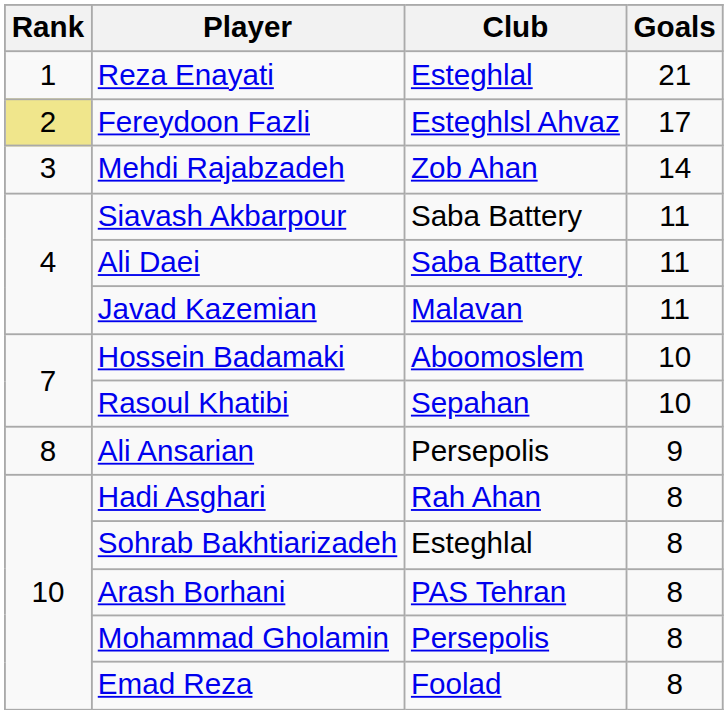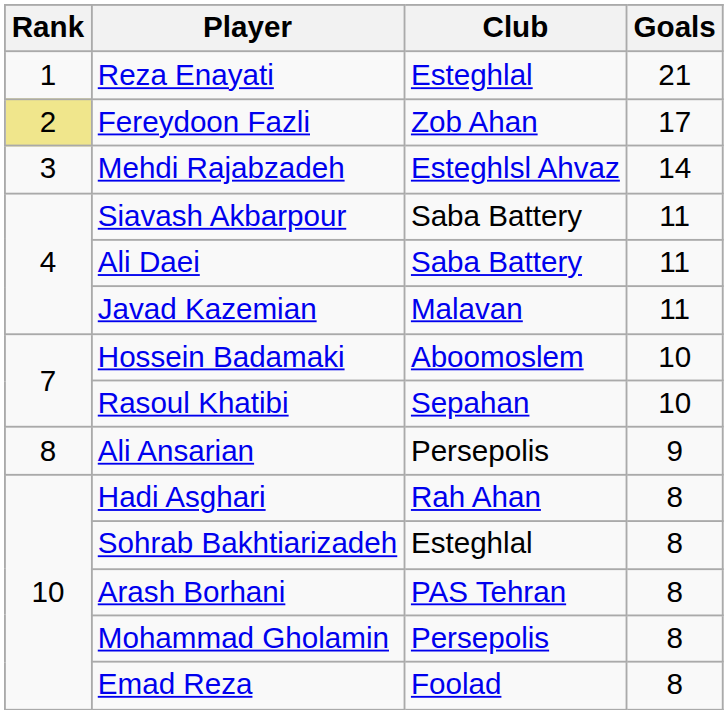(515, 121) Esteghlsl Ahvaz -> (474, 121) Zob Ahan
(474, 168) Zob Ahan -> (515, 168) Esteghlsl Ahvaz
